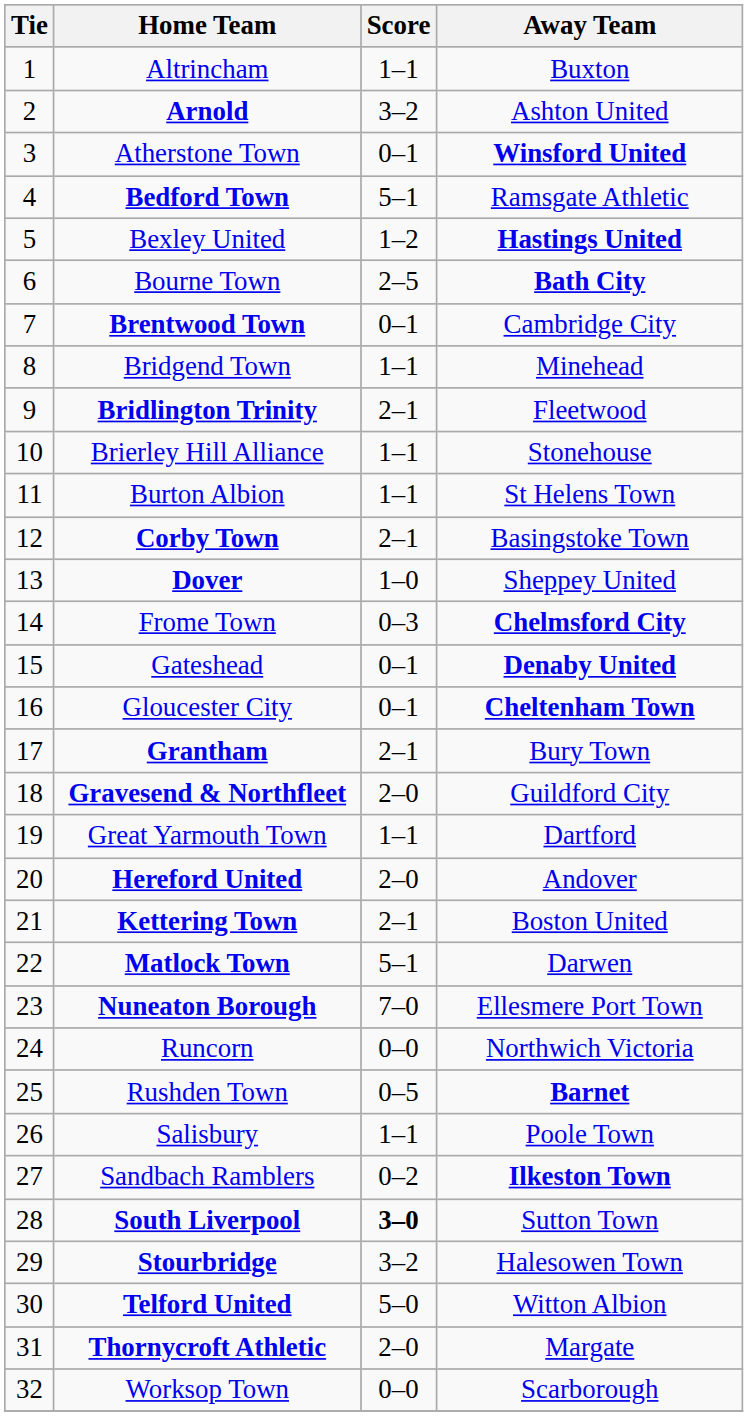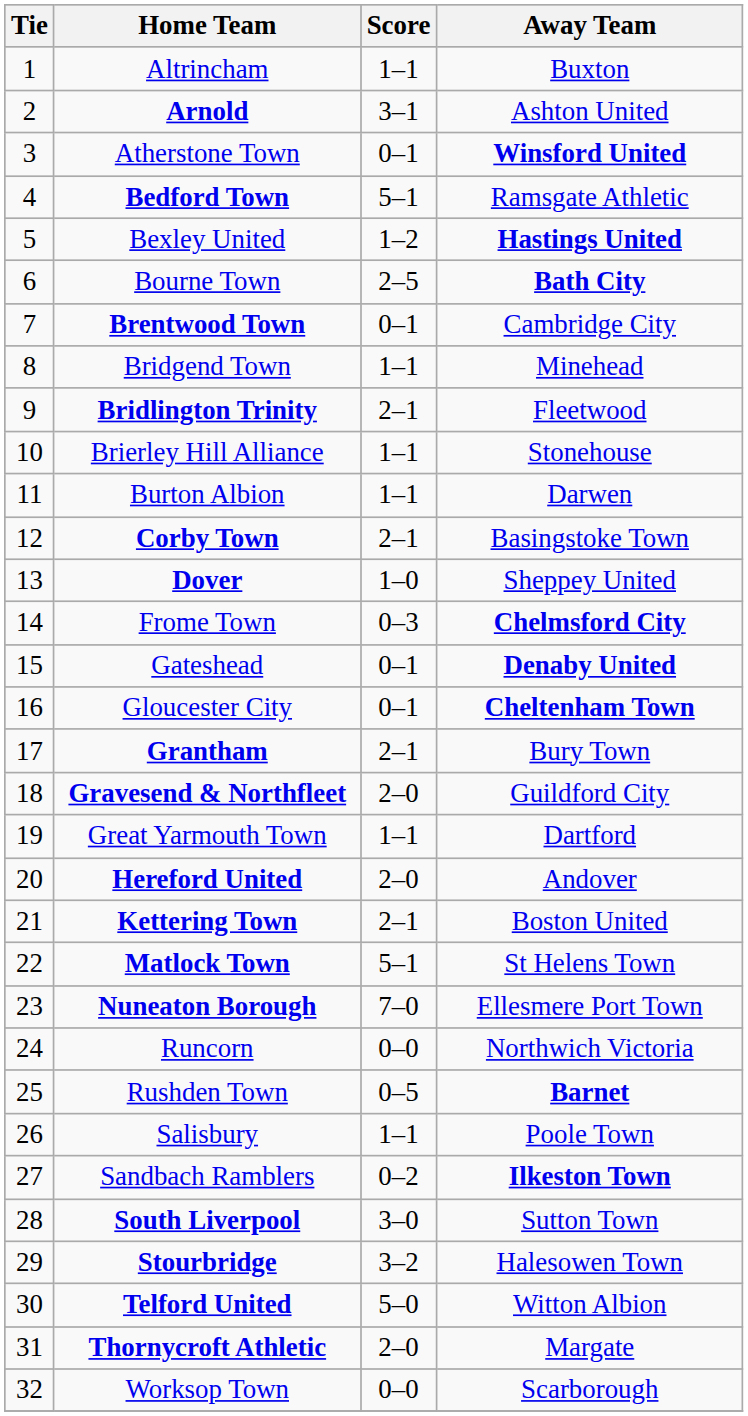(399, 111) 3–2 -> (399, 111) 3–1
(590, 494) St Helens Town -> (590, 494) Darwen
(590, 963) Darwen -> (590, 963) St Helens Town
(399, 1219) bold -> (399, 1219) normal
